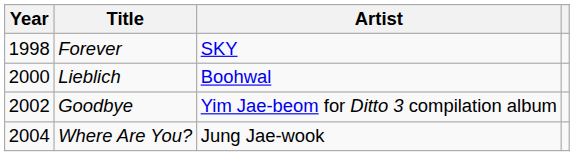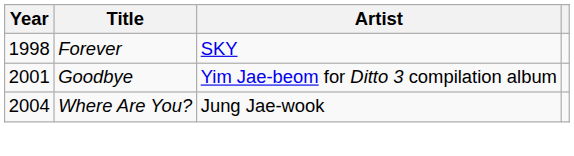- row: (89, 77)
(29, 106) 2002 -> (29, 77) 2001
